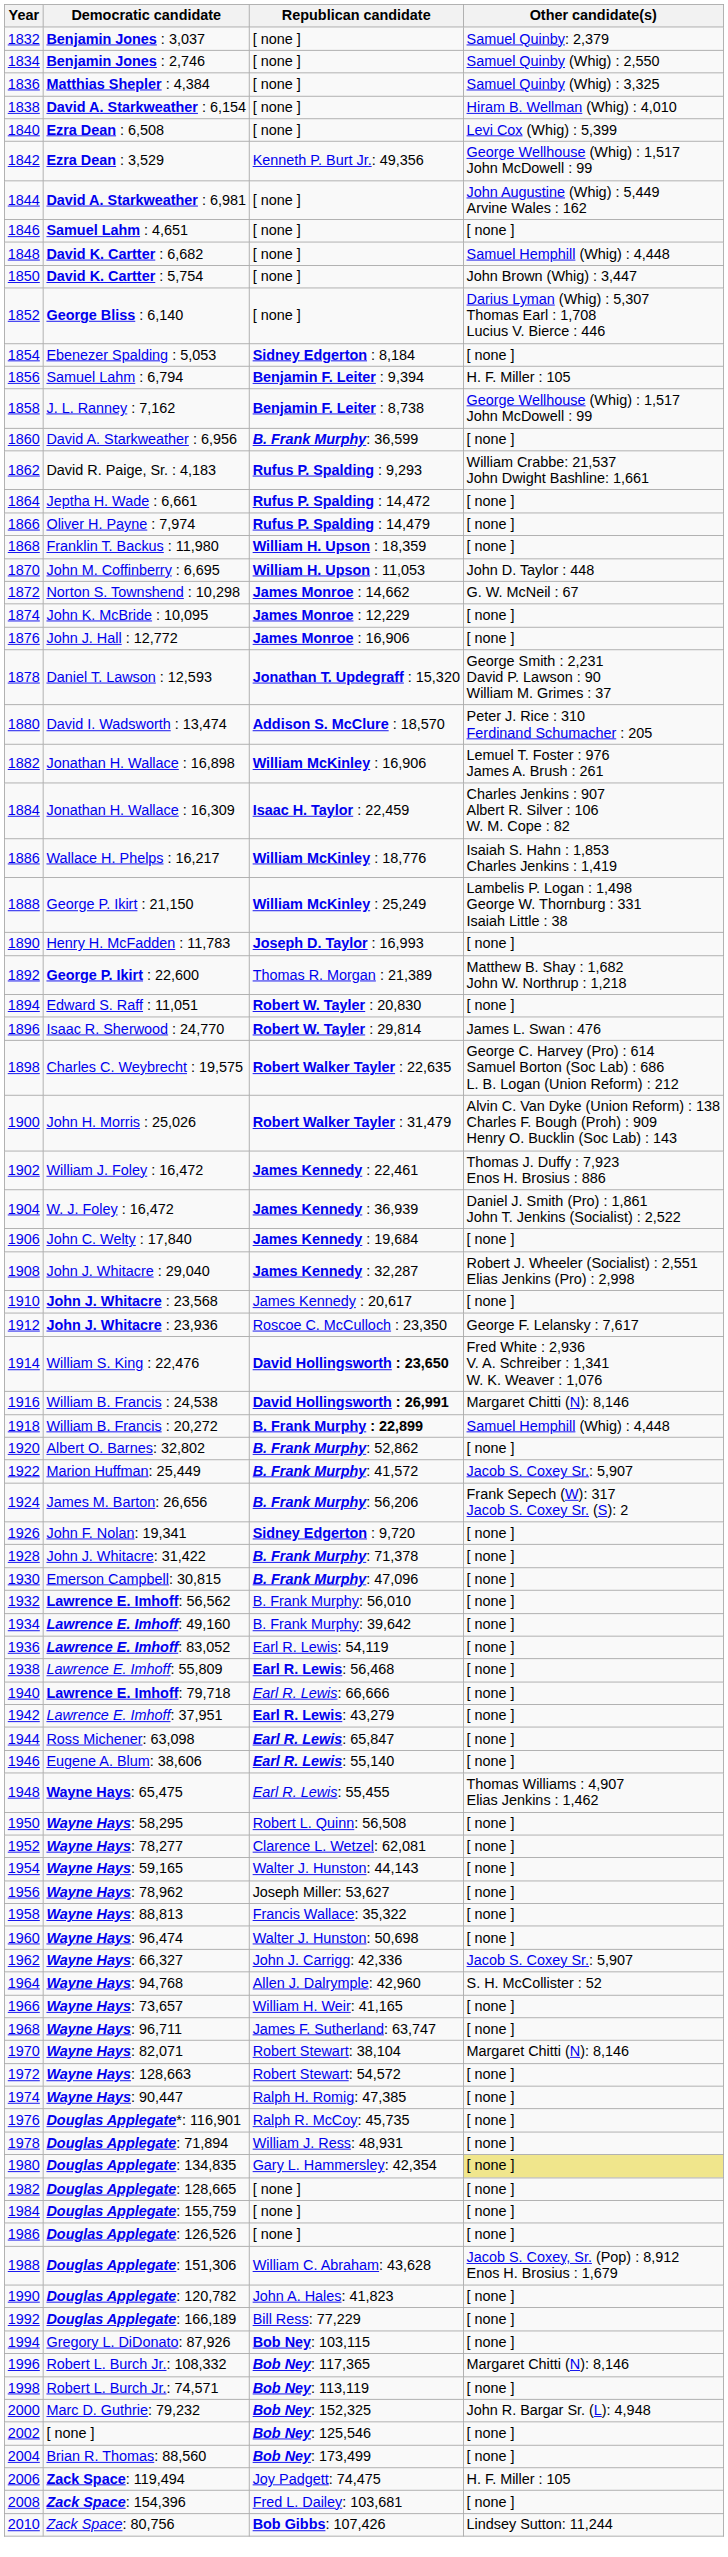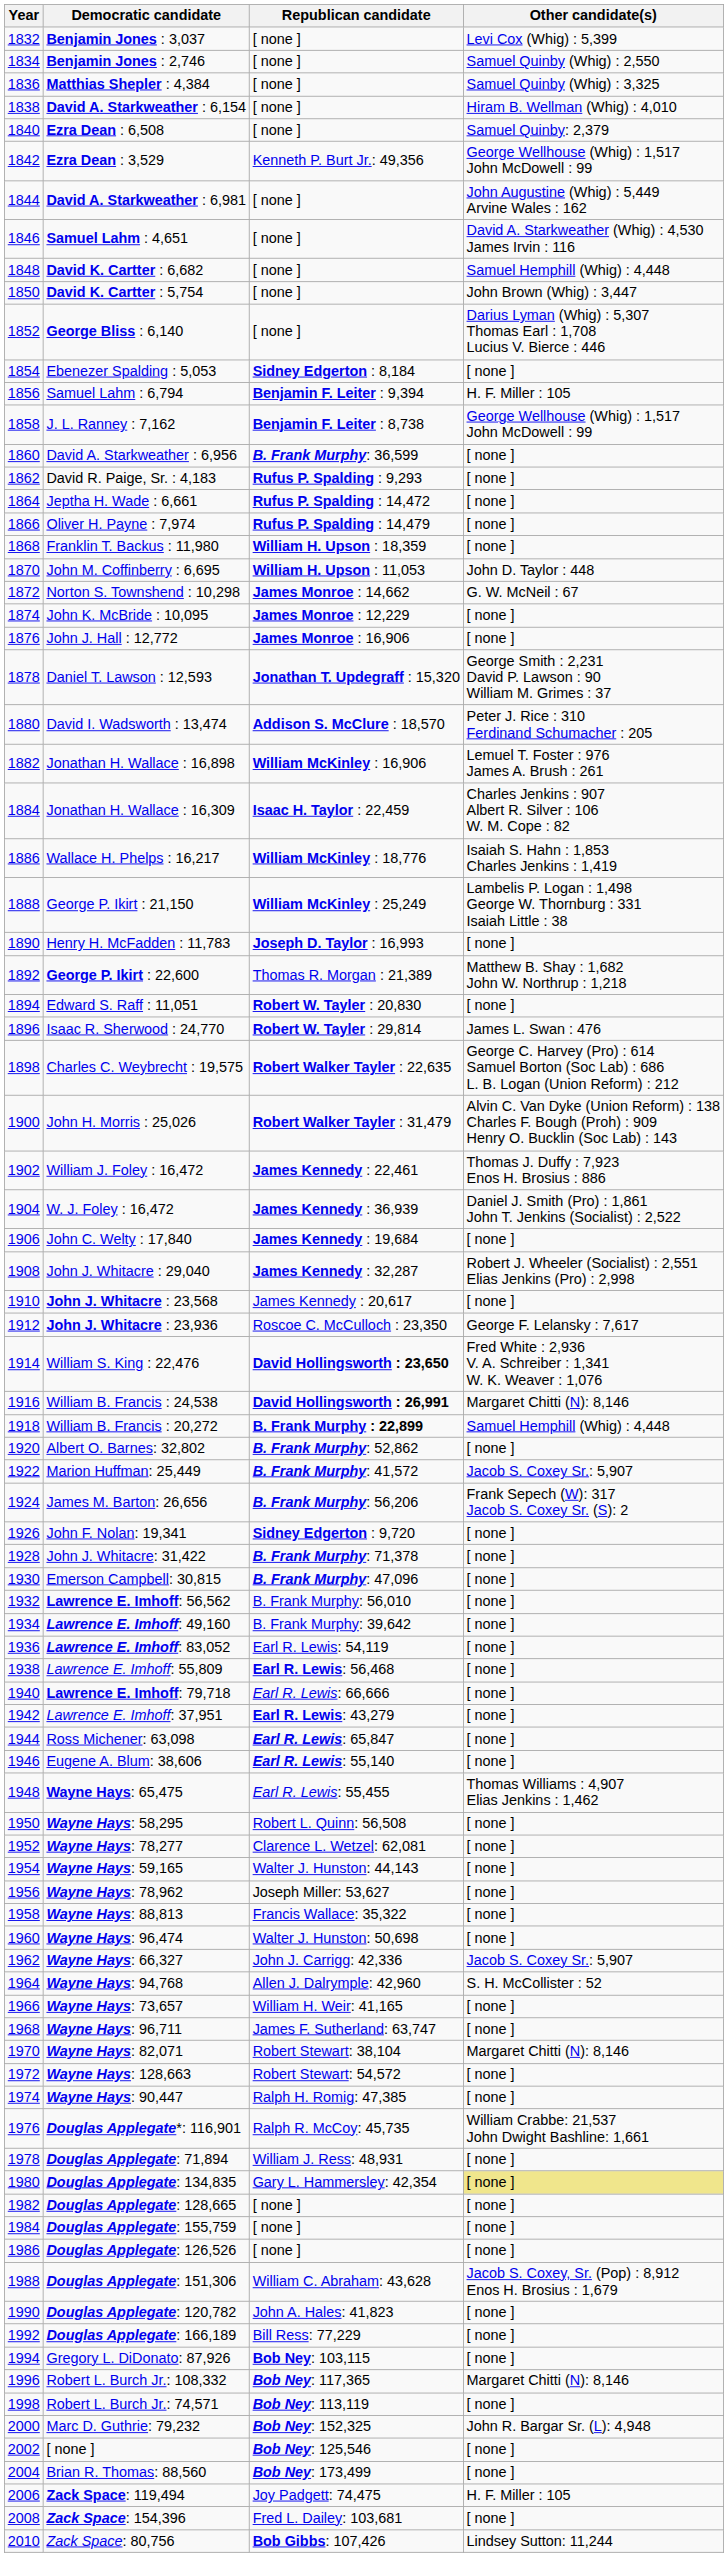(538, 38) Samuel Quinby: 2,379 -> (542, 38) Levi Cox (Whig) : 5,399
(542, 130) Levi Cox (Whig) : 5,399 -> (538, 130) Samuel Quinby: 2,379
(491, 231) [ none ] -> (585, 239) David A. Starkweather (Whig) : 4,530 James Irvin : 116
(558, 470) William Crabbe: 21,537 John Dwight Bashline: 1,661 -> (491, 478) [ none ]
(491, 2120) [ none ] -> (558, 2128) William Crabbe: 21,537 John Dwight Bashline: 1,661
